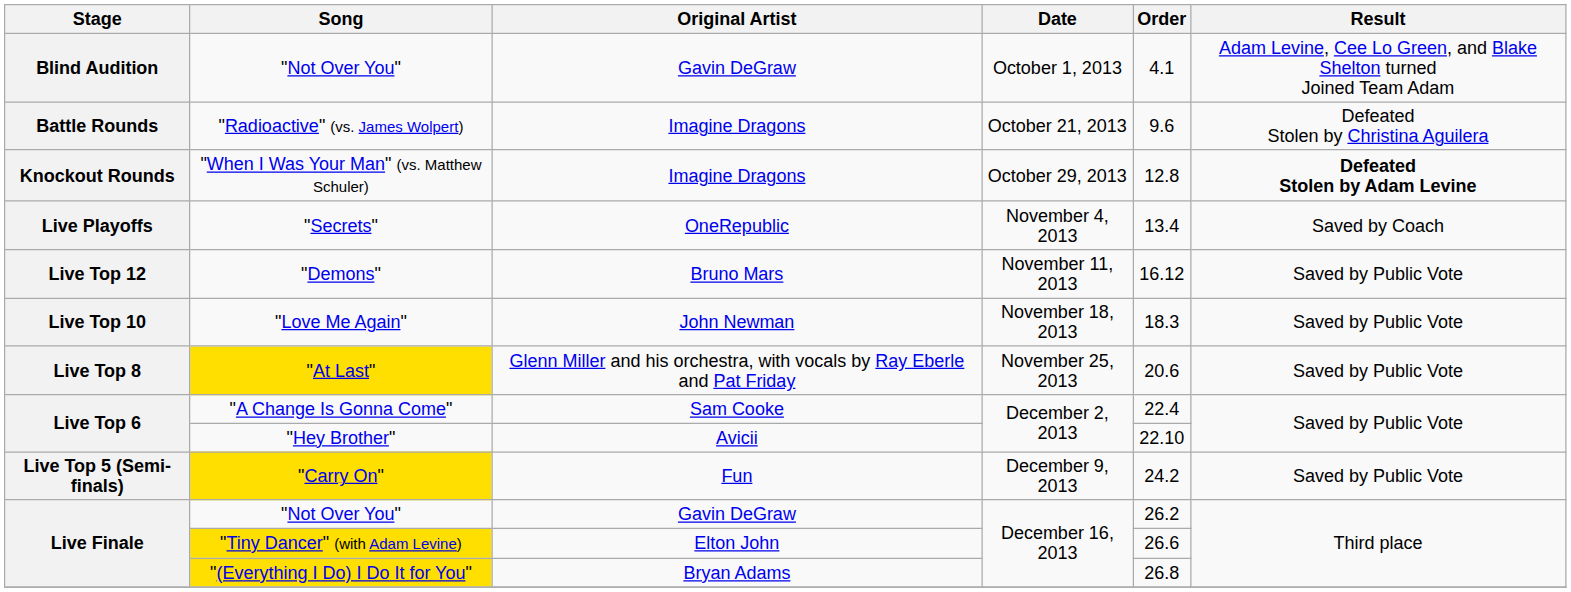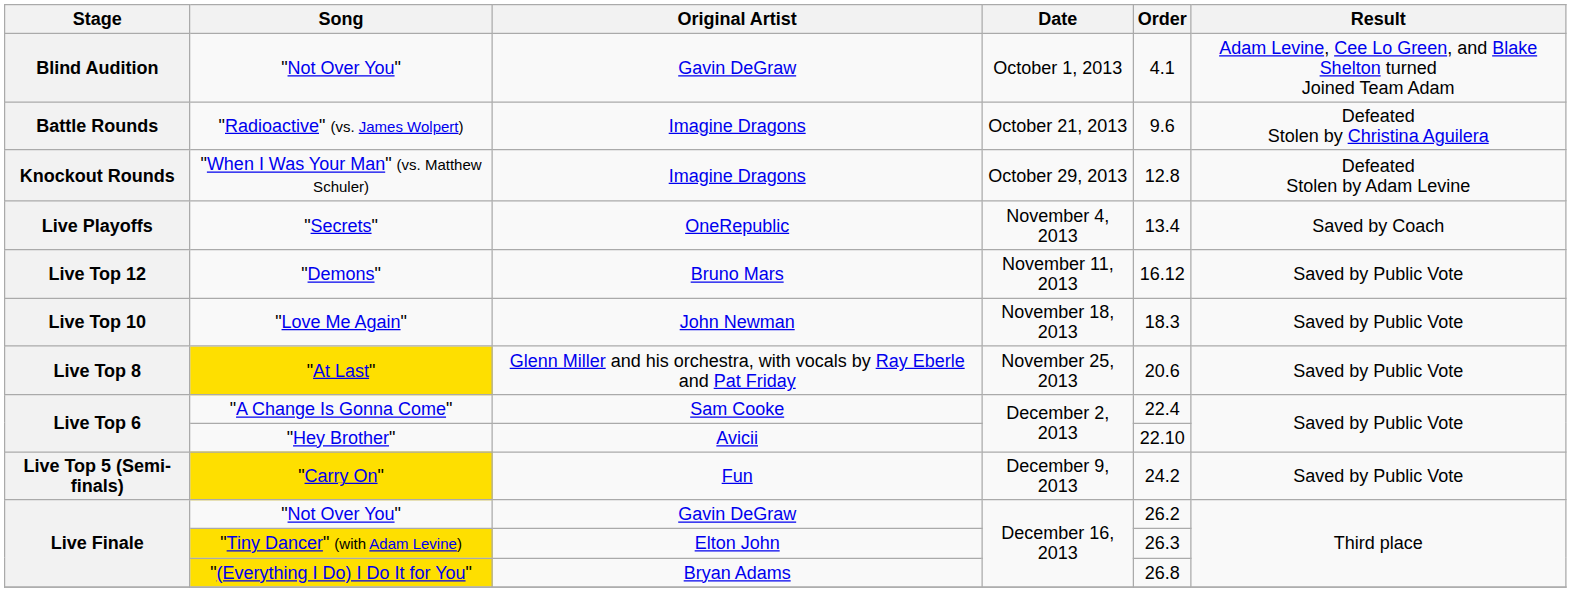(1378, 176) bold -> (1378, 176) normal
(1162, 544) 26.6 -> (1162, 544) 26.3
